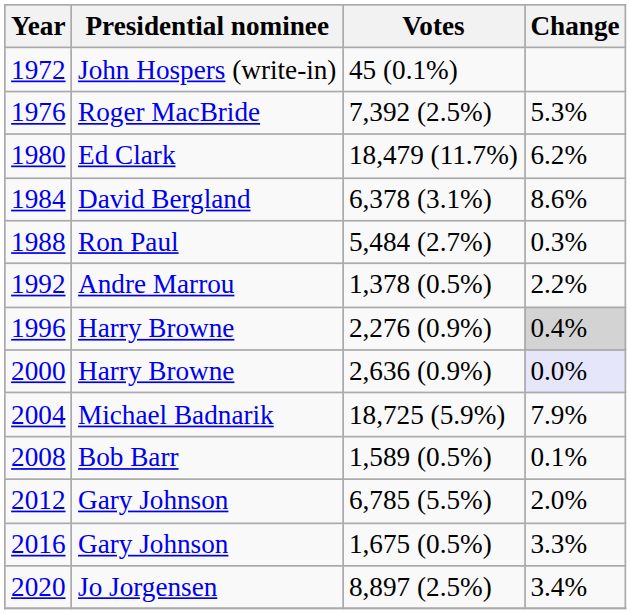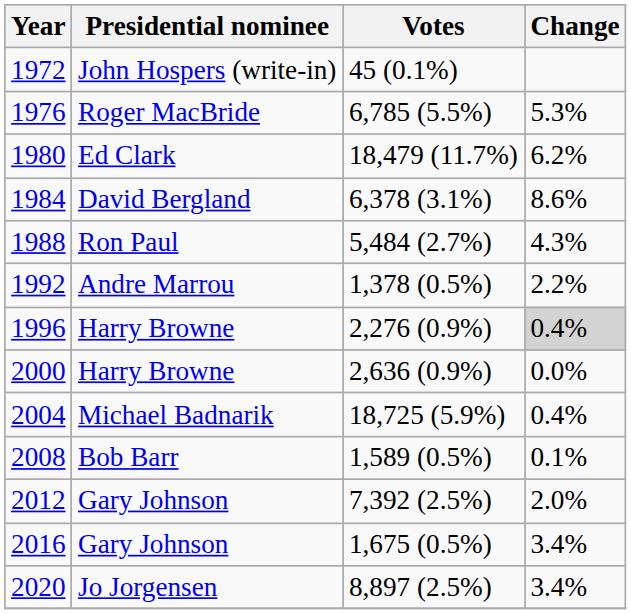(420, 112) 7,392 (2.5%) -> (420, 112) 6,785 (5.5%)
(559, 241) 0.3% -> (559, 241) 4.3%
(559, 371) lavender background -> (559, 371) no background
(559, 414) 7.9% -> (559, 414) 0.4%
(420, 500) 6,785 (5.5%) -> (420, 500) 7,392 (2.5%)
(559, 543) 3.3% -> (559, 543) 3.4%
